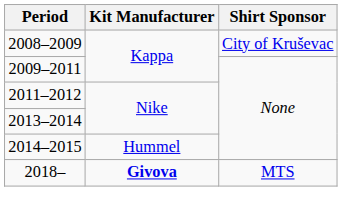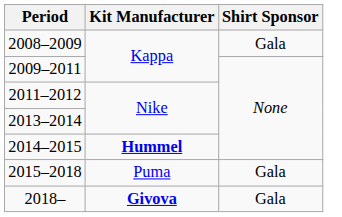(278, 43) City of Kruševac -> (270, 43) Gala
(152, 146) normal -> (152, 146) bold
+ row: (45, 172)
(278, 172) MTS -> (270, 198) Gala
